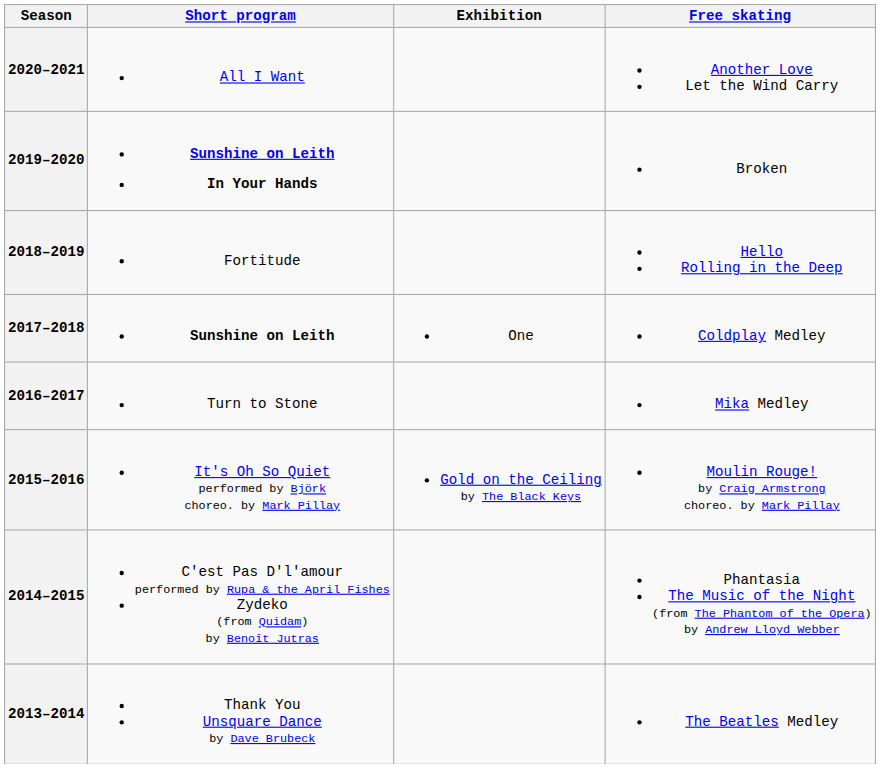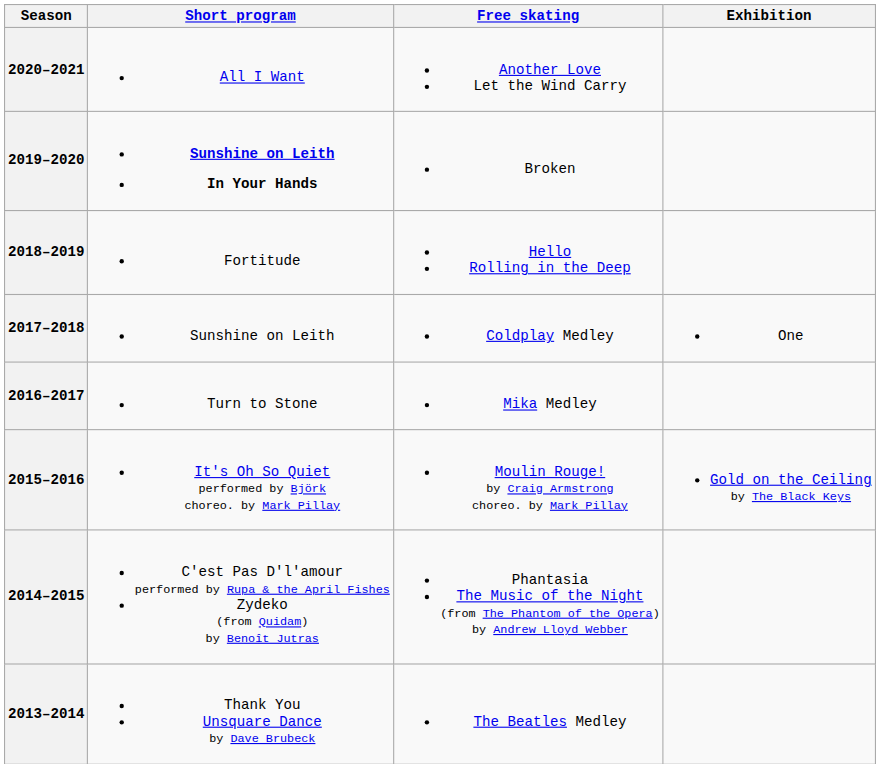columns swapped: (740, 16) <-> (499, 16)
(240, 336) bold -> (240, 336) normal
